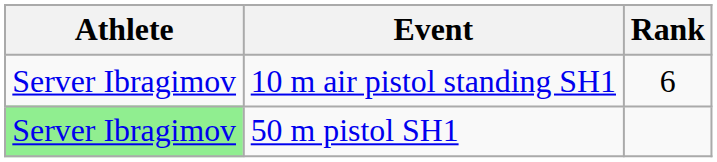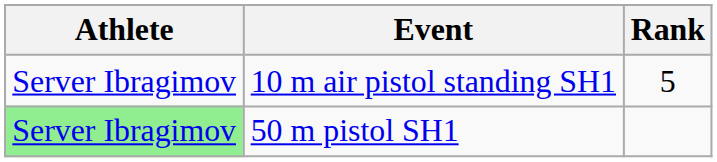(668, 80) 6 -> (668, 80) 5
